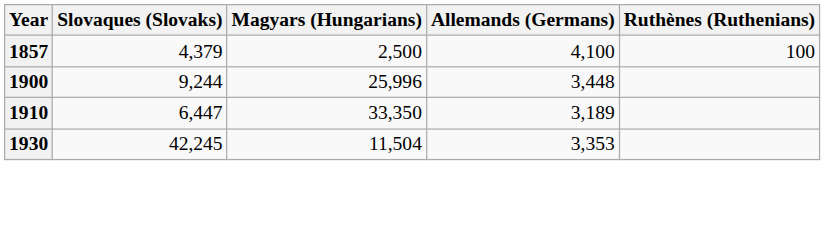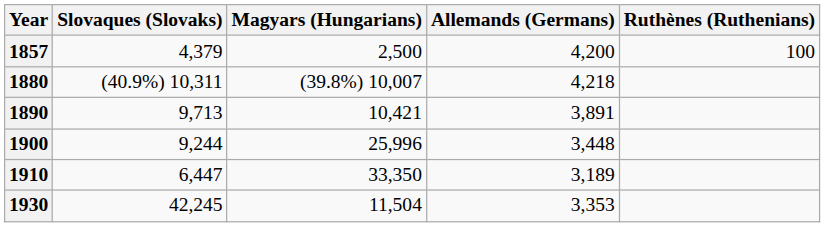(593, 50) 4,100 -> (593, 50) 4,200
+ row: (29, 81)
+ row: (29, 112)
